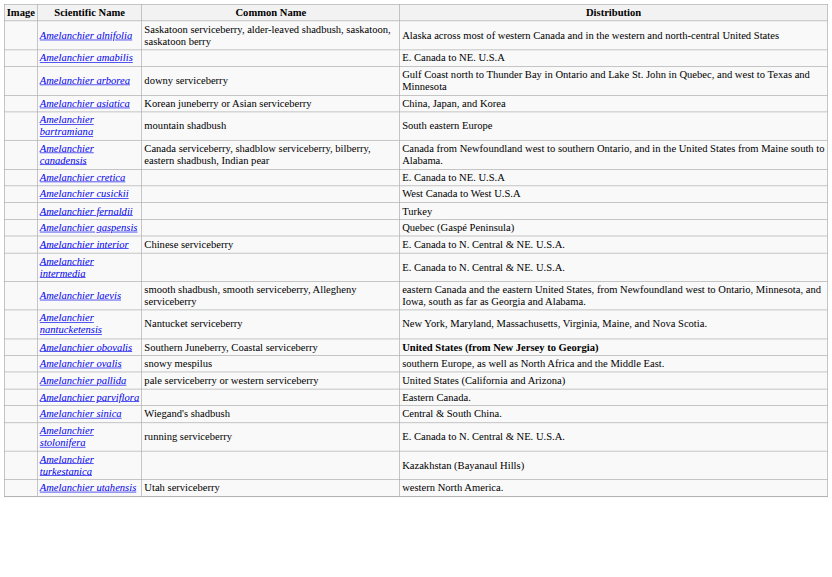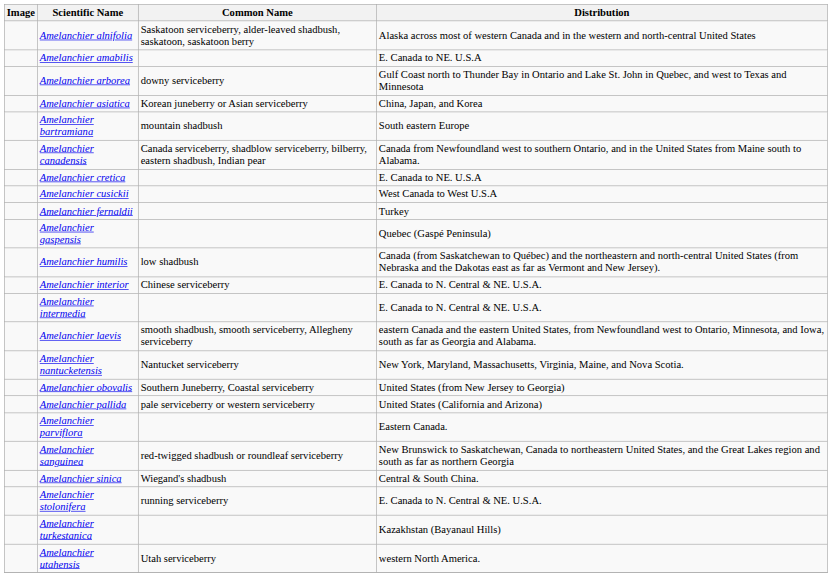+ row: (84, 262)
(500, 347) bold -> (472, 387) normal
- row: (81, 363)
+ row: (67, 455)
